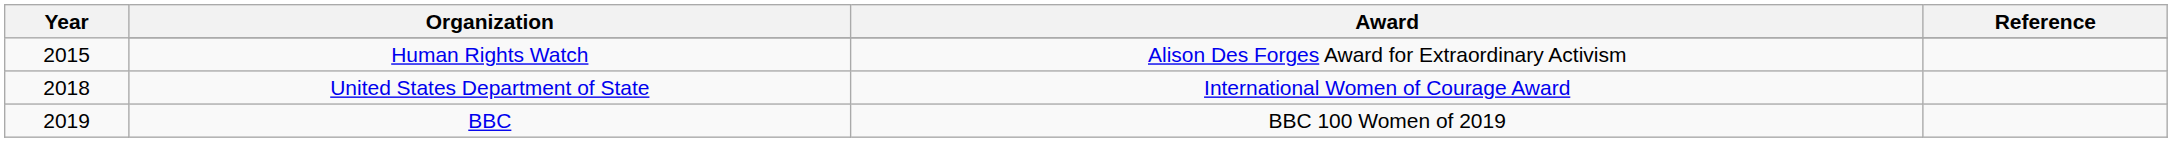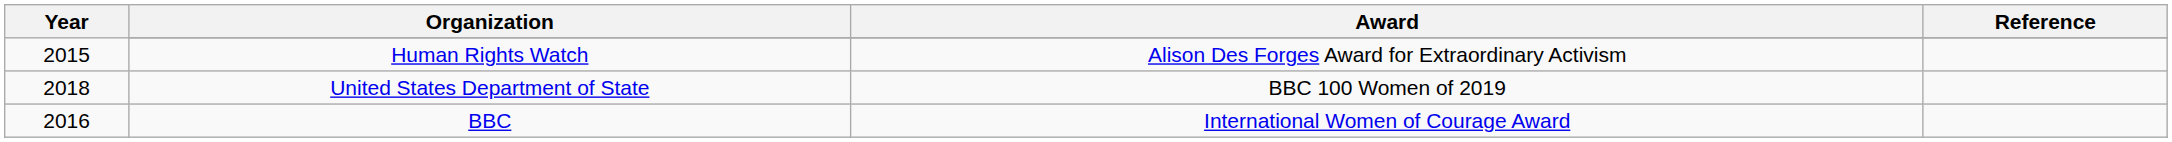(1387, 88) International Women of Courage Award -> (1387, 88) BBC 100 Women of 2019
(67, 121) 2019 -> (67, 121) 2016
(1387, 121) BBC 100 Women of 2019 -> (1387, 121) International Women of Courage Award
